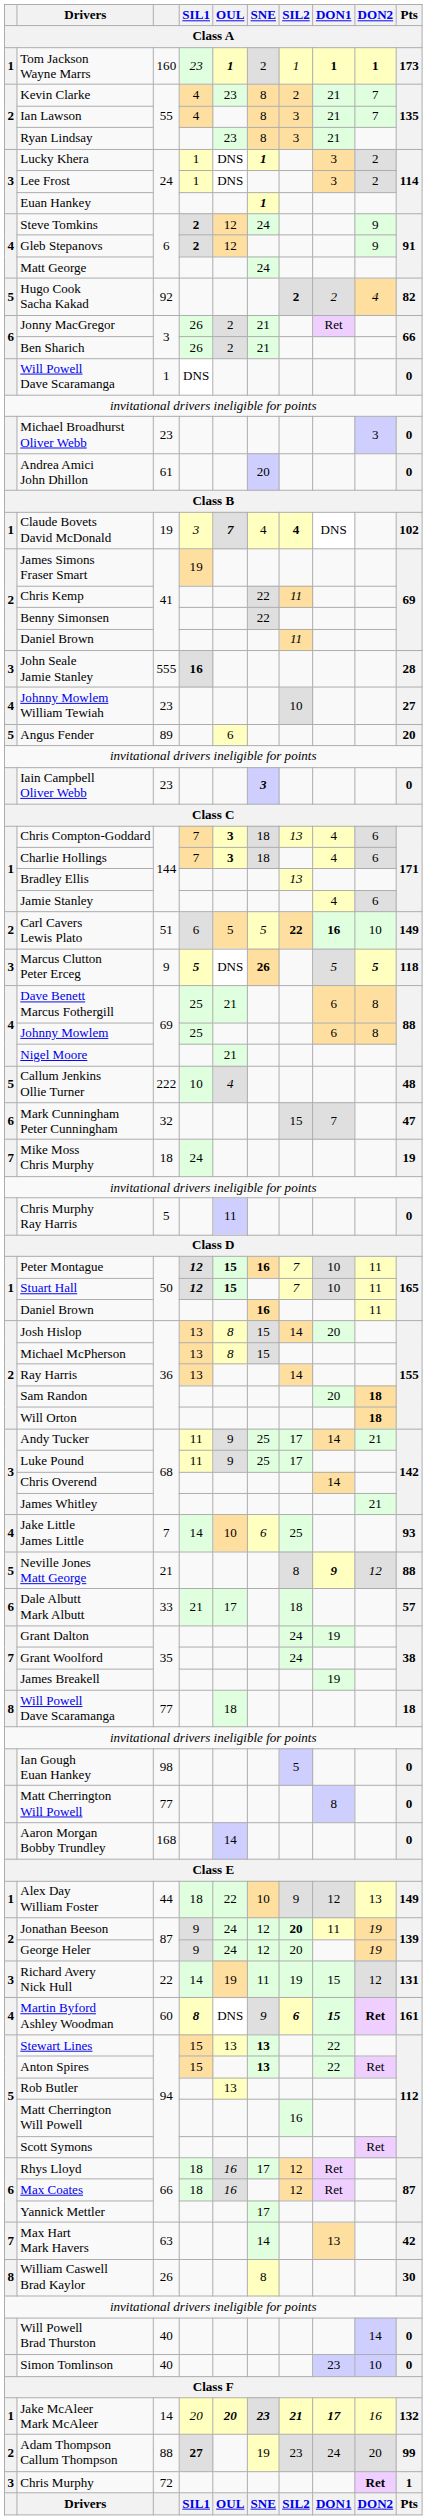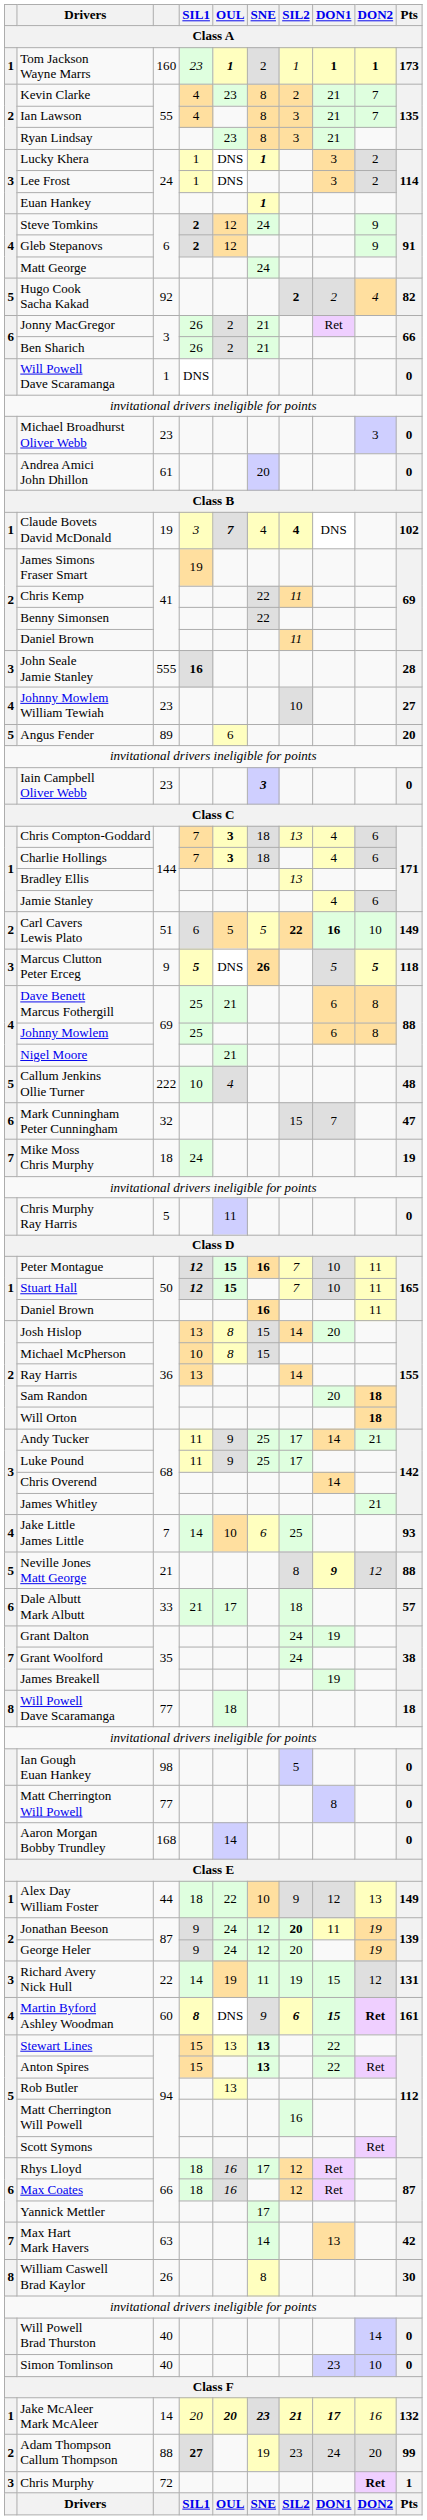(196, 1352) 13 -> (196, 1352) 10
